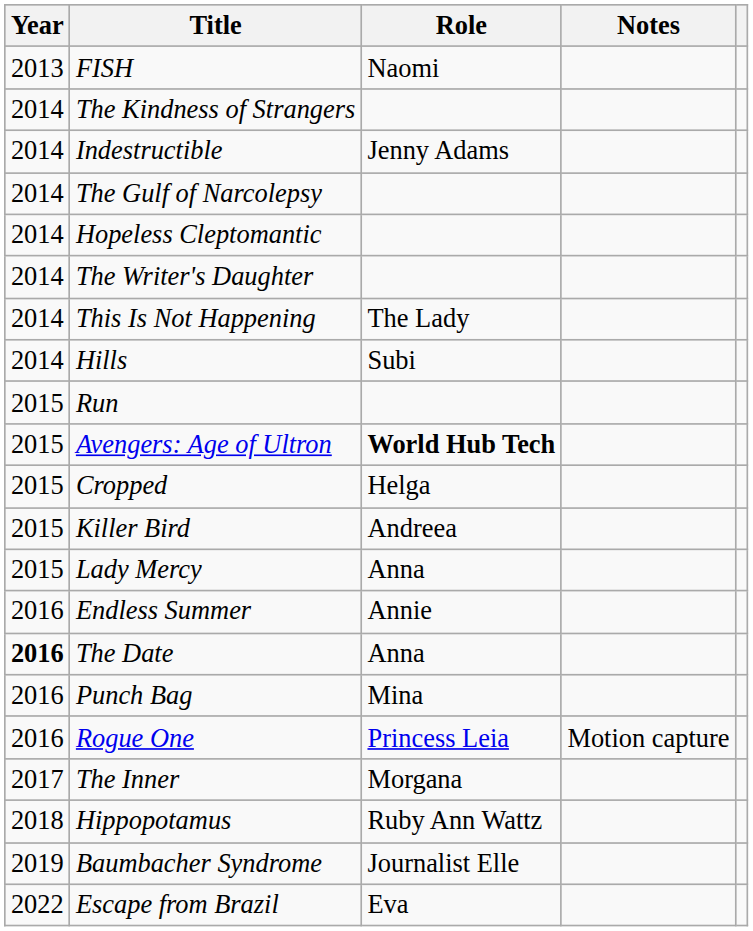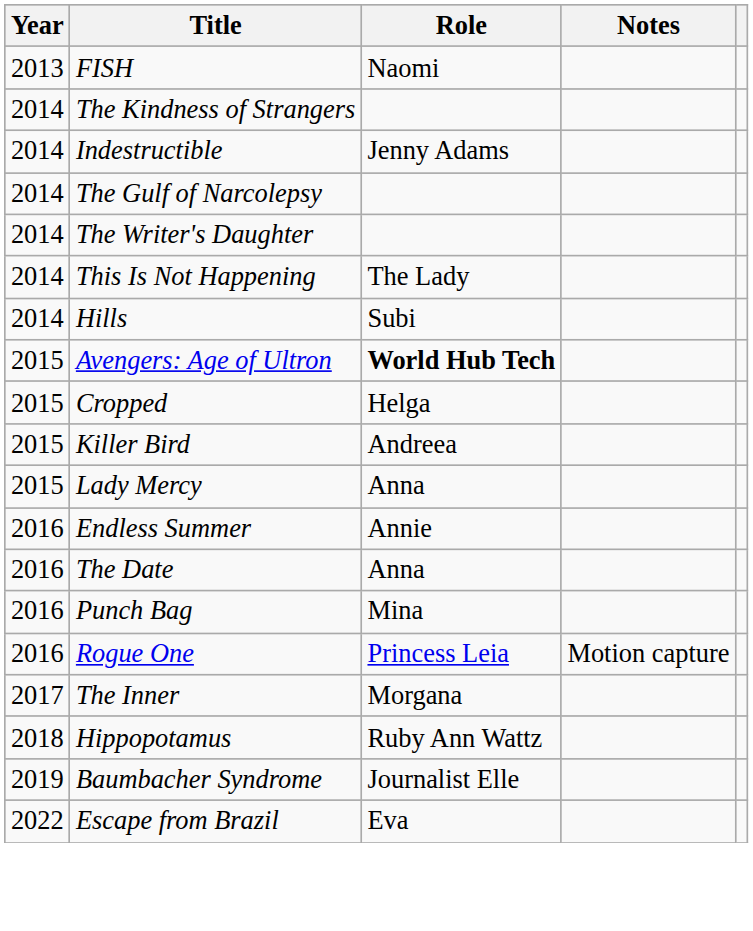- row: (199, 234)
- row: (97, 402)
(37, 653) bold -> (37, 569) normal
